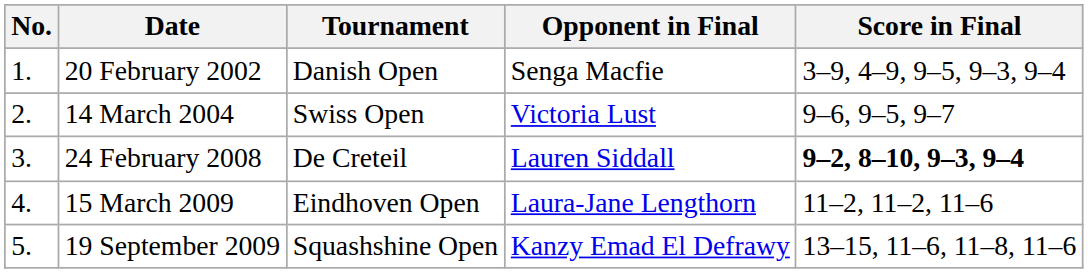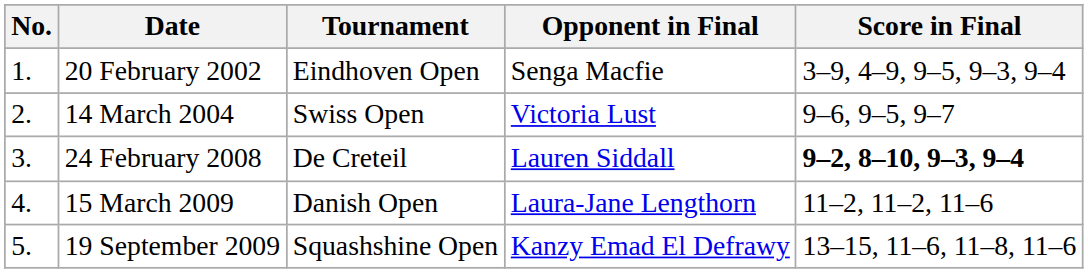(365, 70) Danish Open -> (386, 70) Eindhoven Open
(386, 202) Eindhoven Open -> (365, 202) Danish Open
